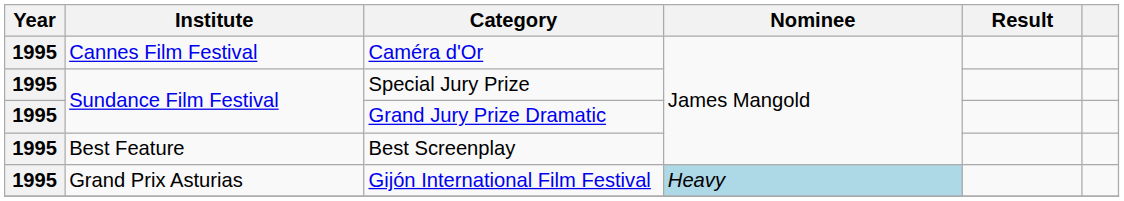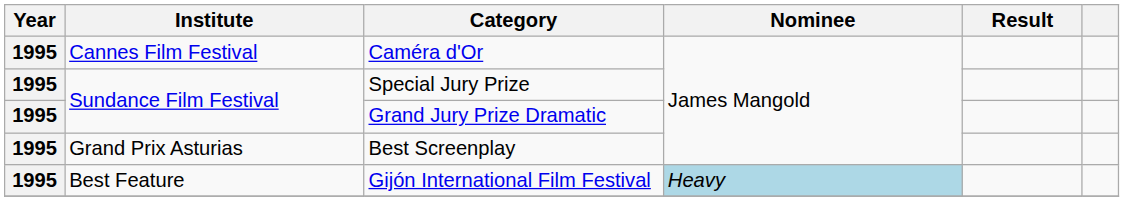(127, 148) Best Feature -> (156, 148) Grand Prix Asturias
(156, 180) Grand Prix Asturias -> (127, 180) Best Feature
